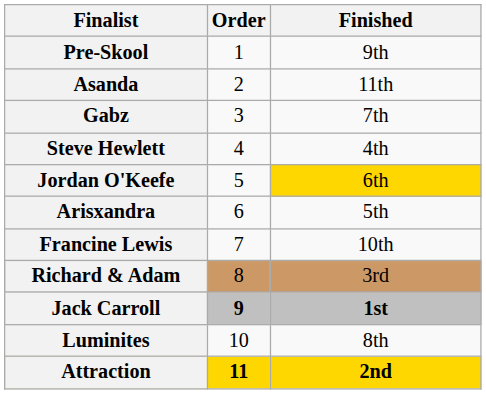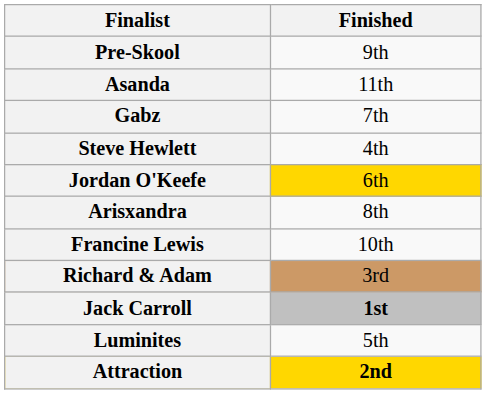- column: (239, 20)
(376, 212) 5th -> (376, 212) 8th
(376, 340) 8th -> (376, 340) 5th
